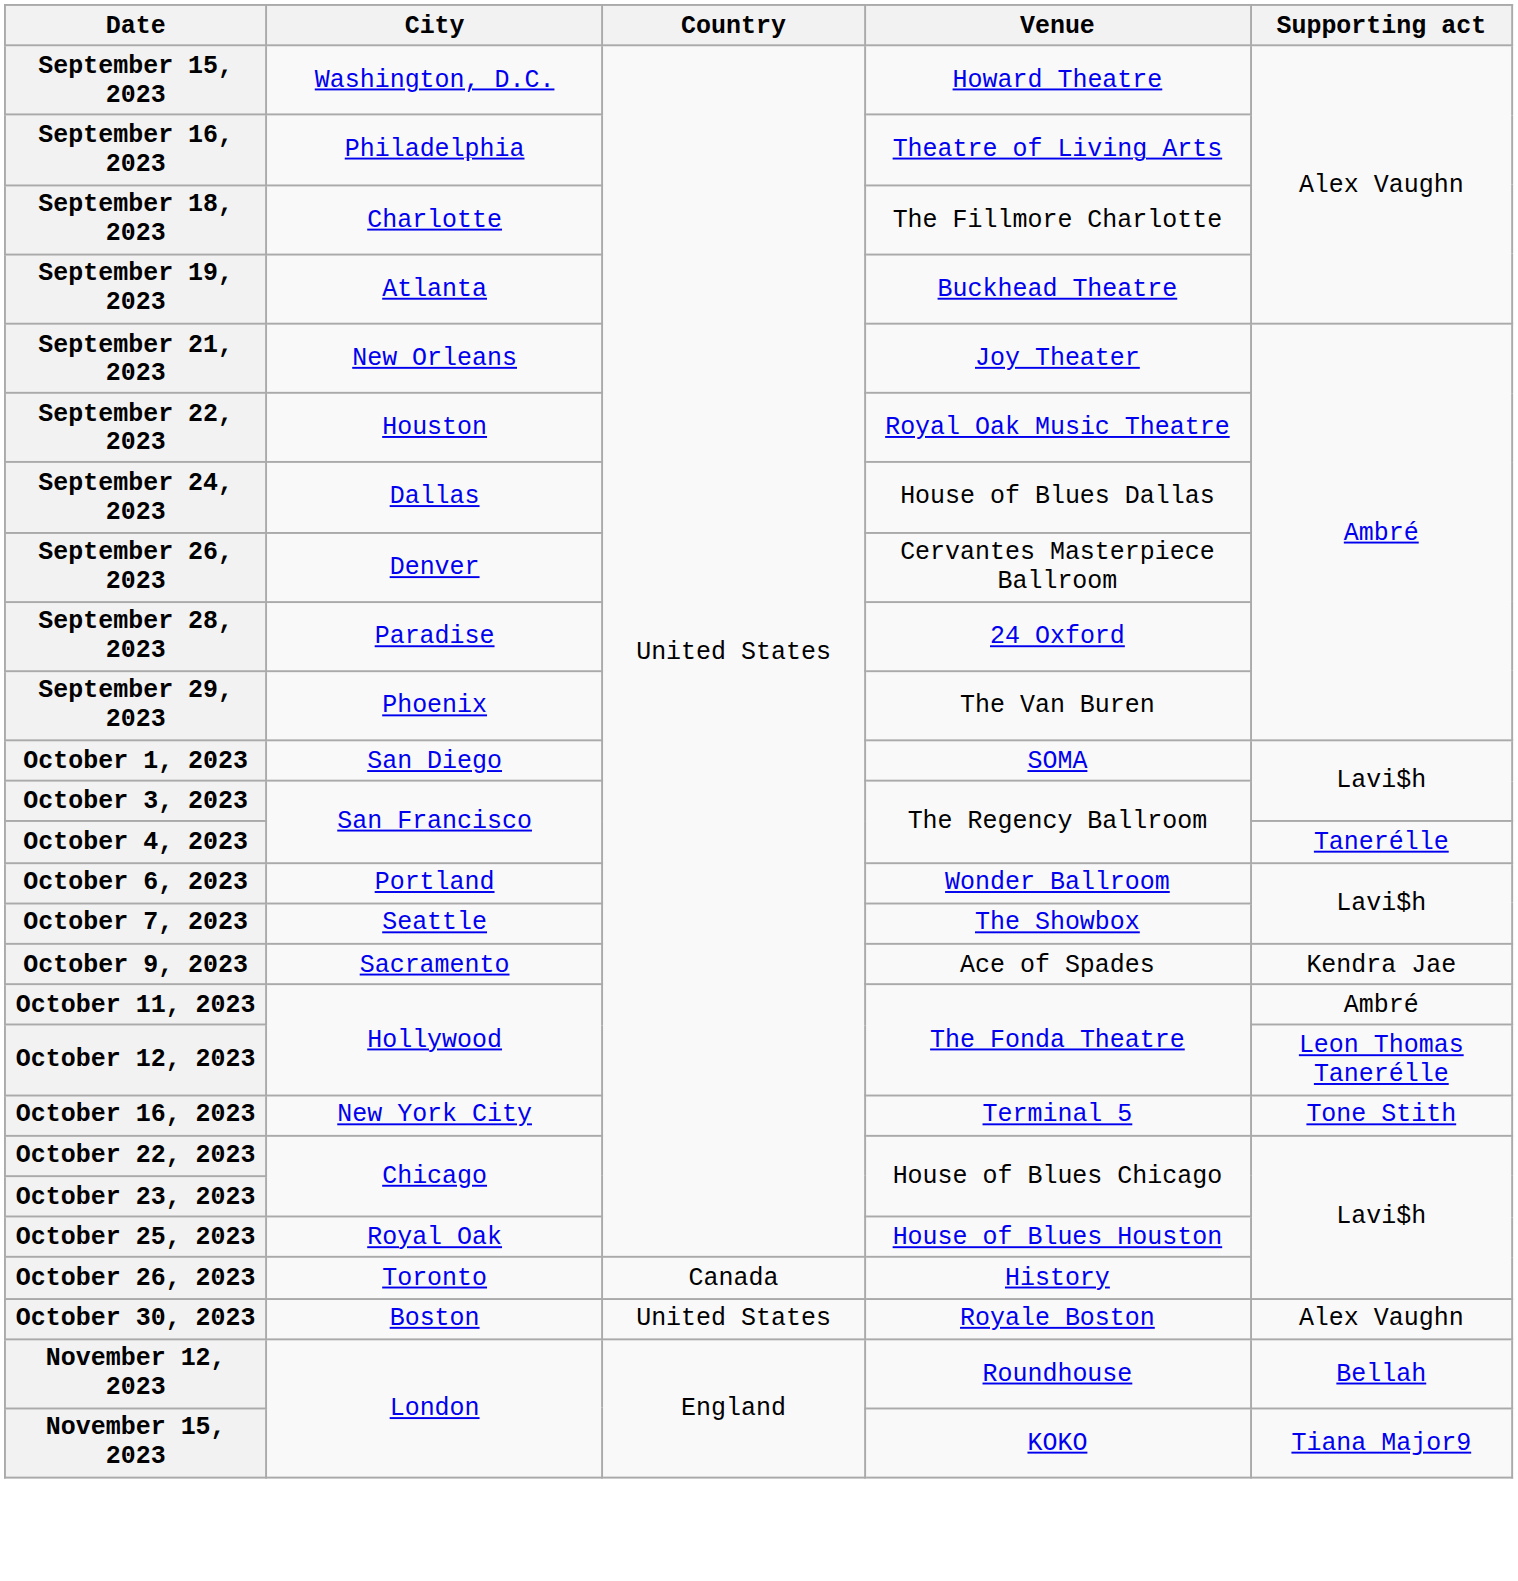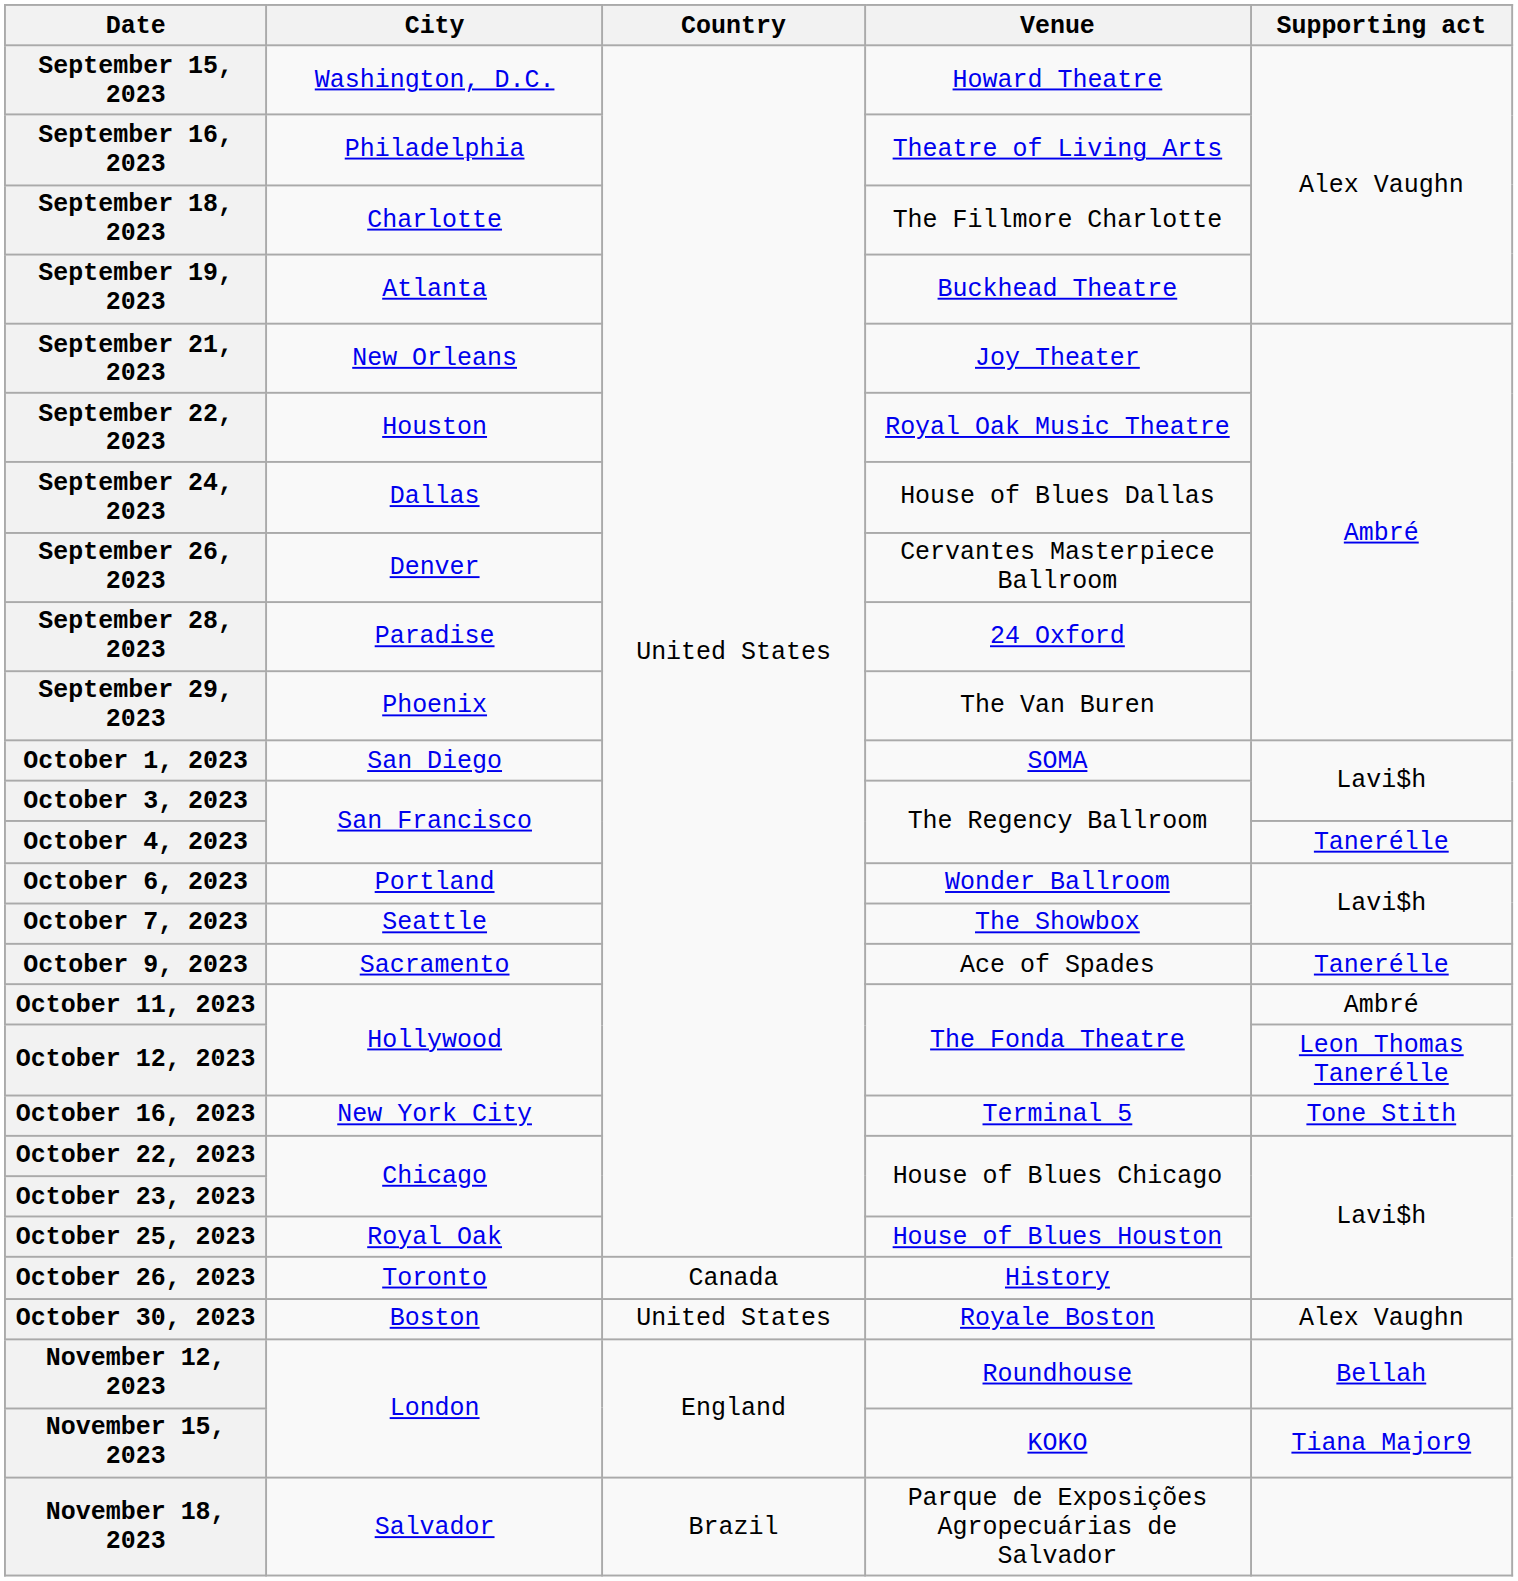(1381, 964) Kendra Jae -> (1381, 964) Tanerélle
+ row: (136, 1527)
